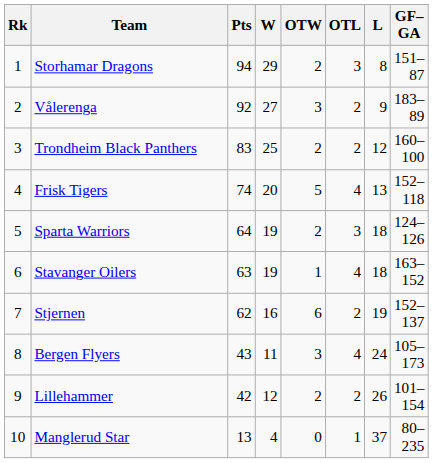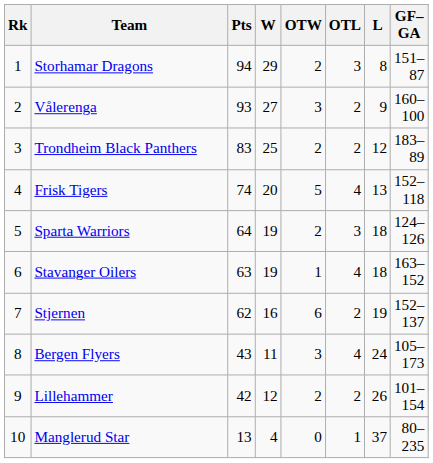(244, 107) 92 -> (244, 107) 93
(409, 107) 183–89 -> (409, 107) 160–100
(409, 148) 160–100 -> (409, 148) 183–89
